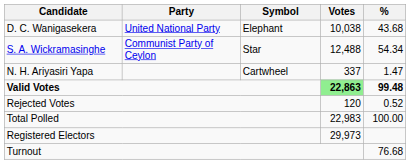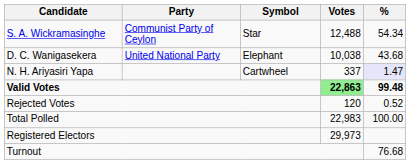rows swapped: (56, 50) <-> (52, 28)
(393, 71) no background -> (393, 71) lavender background
